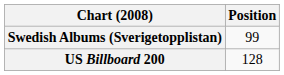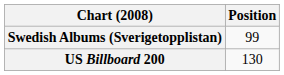(252, 59) 128 -> (252, 59) 130
